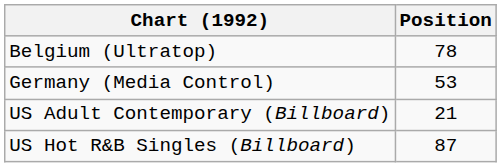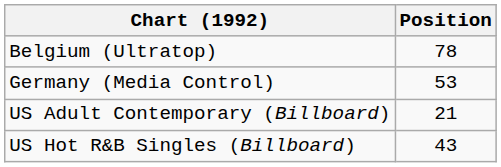(446, 146) 87 -> (446, 146) 43
